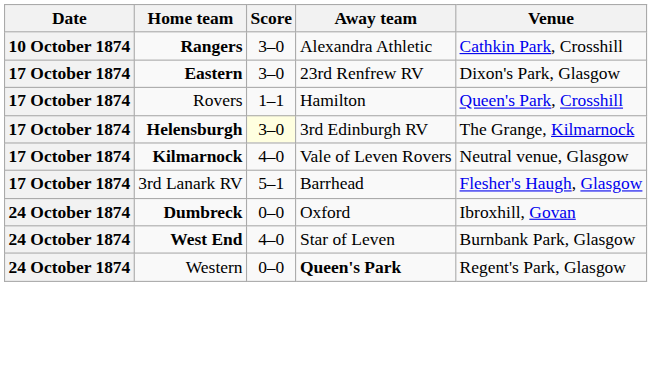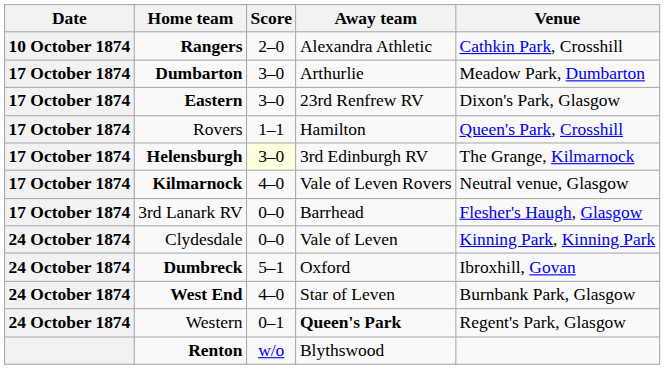(271, 45) 3–0 -> (271, 45) 2–0
+ row: (199, 73)
(271, 184) 5–1 -> (271, 211) 0–0
+ row: (204, 239)
(271, 211) 0–0 -> (271, 267) 5–1
(271, 267) 0–0 -> (271, 322) 0–1
+ row: (215, 350)
